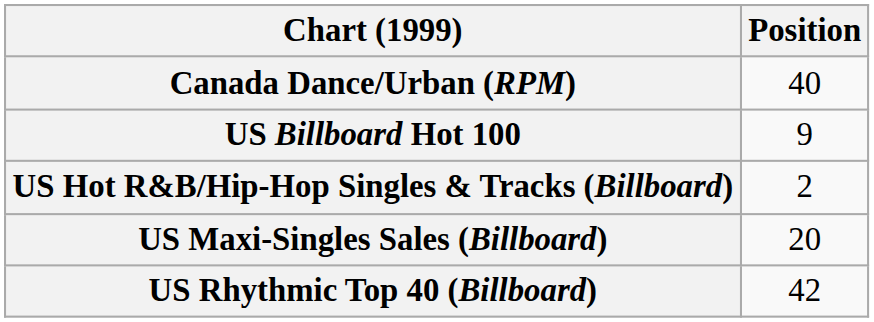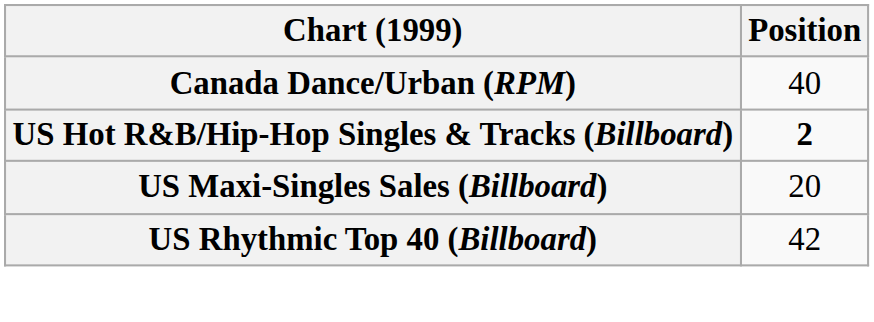- row: (373, 134)
(805, 186) normal -> (805, 134) bold
